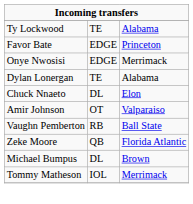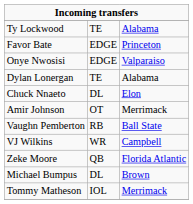(144, 61) Merrimack -> (143, 61) Valparaiso
(143, 110) Valparaiso -> (144, 110) Merrimack
+ row: (30, 142)
